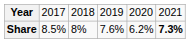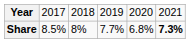(112, 30) 7.6% -> (112, 30) 7.7%
(141, 30) 6.2% -> (141, 30) 6.8%
